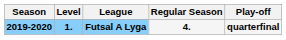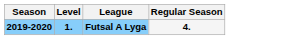- column: (253, 12)
